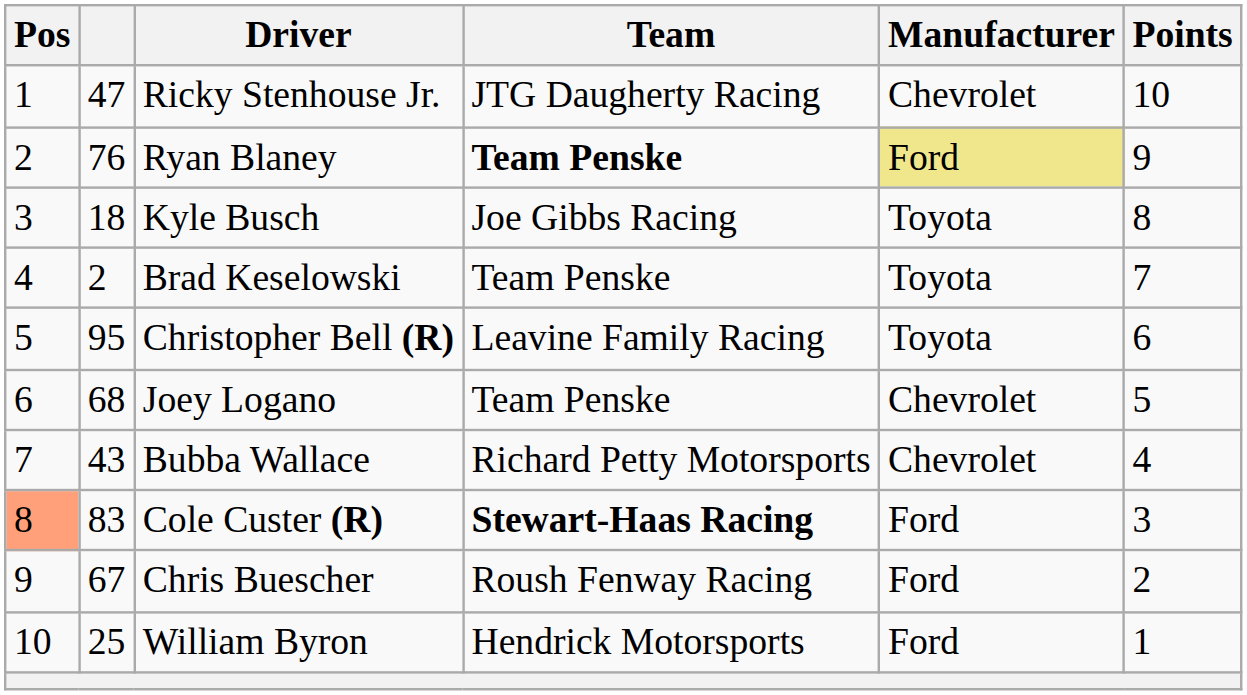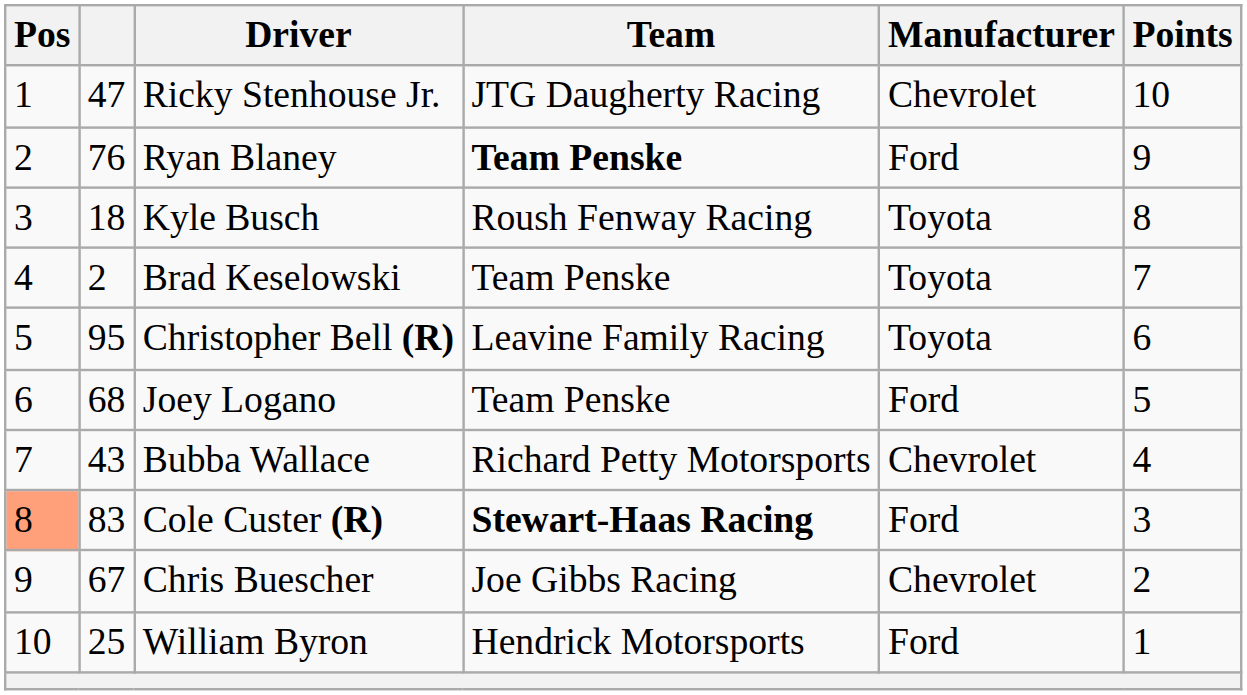(924, 155) khaki background -> (924, 155) no background
(604, 216) Joe Gibbs Racing -> (642, 216) Roush Fenway Racing
(962, 398) Chevrolet -> (924, 398) Ford
(642, 579) Roush Fenway Racing -> (604, 579) Joe Gibbs Racing
(924, 579) Ford -> (962, 579) Chevrolet
